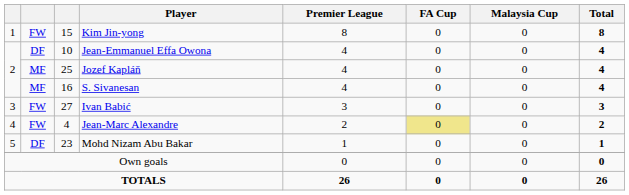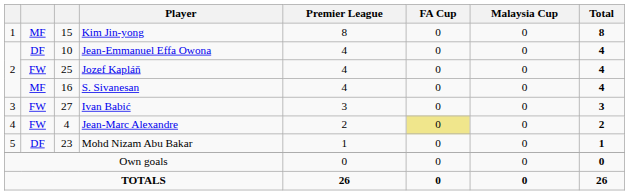(38, 32) FW -> (38, 32) MF
(38, 69) MF -> (38, 69) FW
